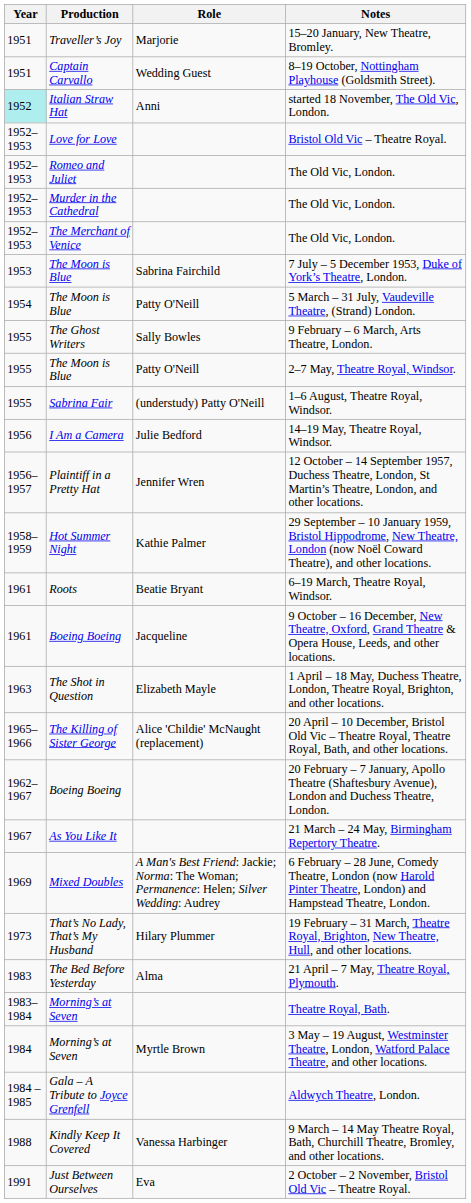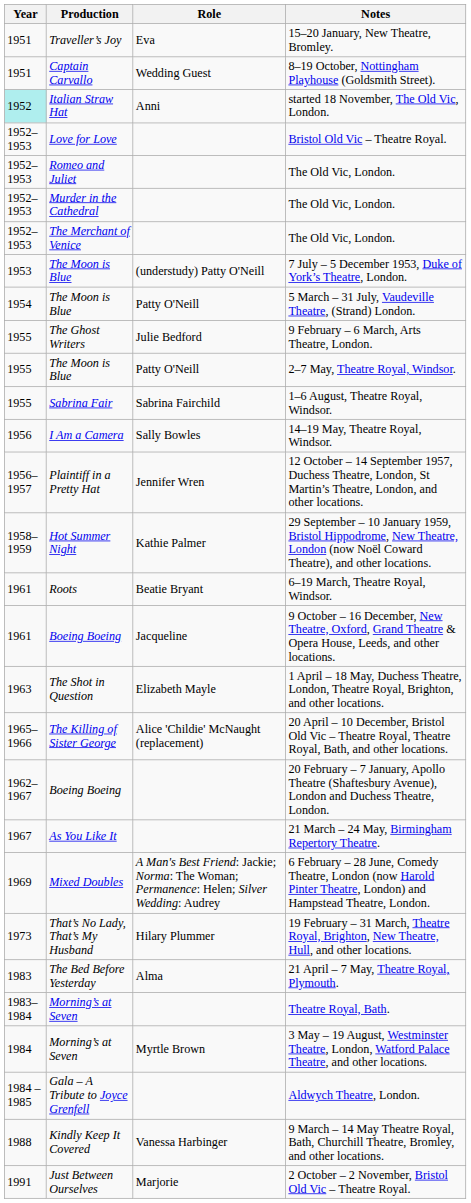(157, 40) Marjorie -> (145, 40) Eva
(178, 271) Sabrina Fairchild -> (200, 271) (understudy) Patty O'Neill
(168, 336) Sally Bowles -> (169, 336) Julie Bedford
(200, 402) (understudy) Patty O'Neill -> (178, 402) Sabrina Fairchild
(169, 435) Julie Bedford -> (168, 435) Sally Bowles
(145, 1182) Eva -> (157, 1182) Marjorie
